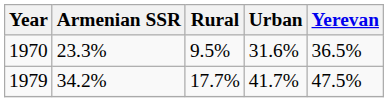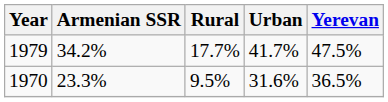rows swapped: (28, 50) <-> (28, 81)
